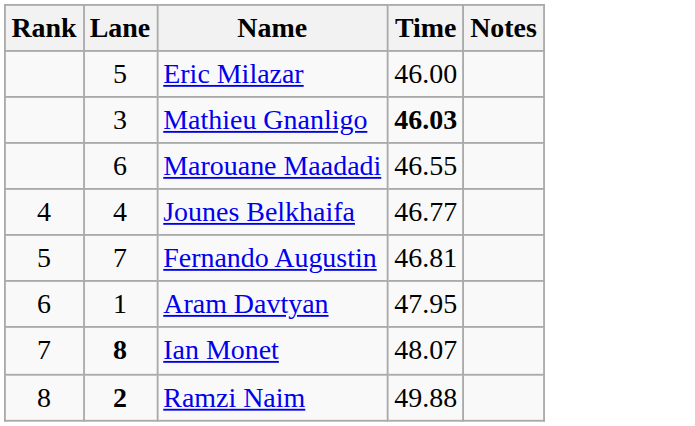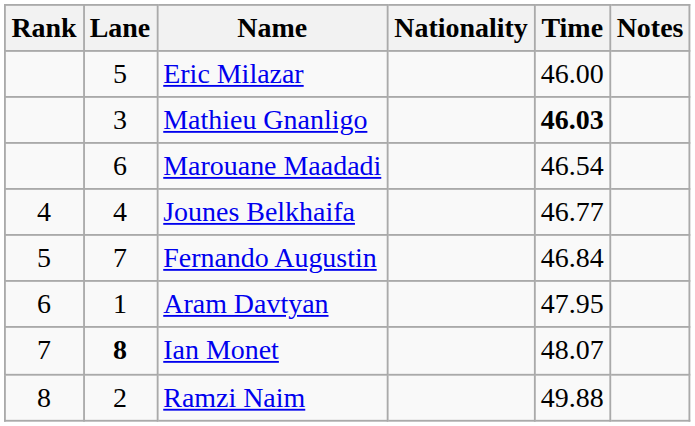+ column: (461, 27)
(426, 166) 46.55 -> (572, 166) 46.54
(426, 258) 46.81 -> (572, 258) 46.84
(120, 396) bold -> (120, 396) normal
